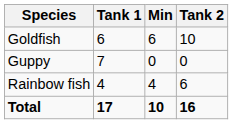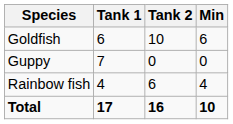columns swapped: (202, 15) <-> (160, 15)
